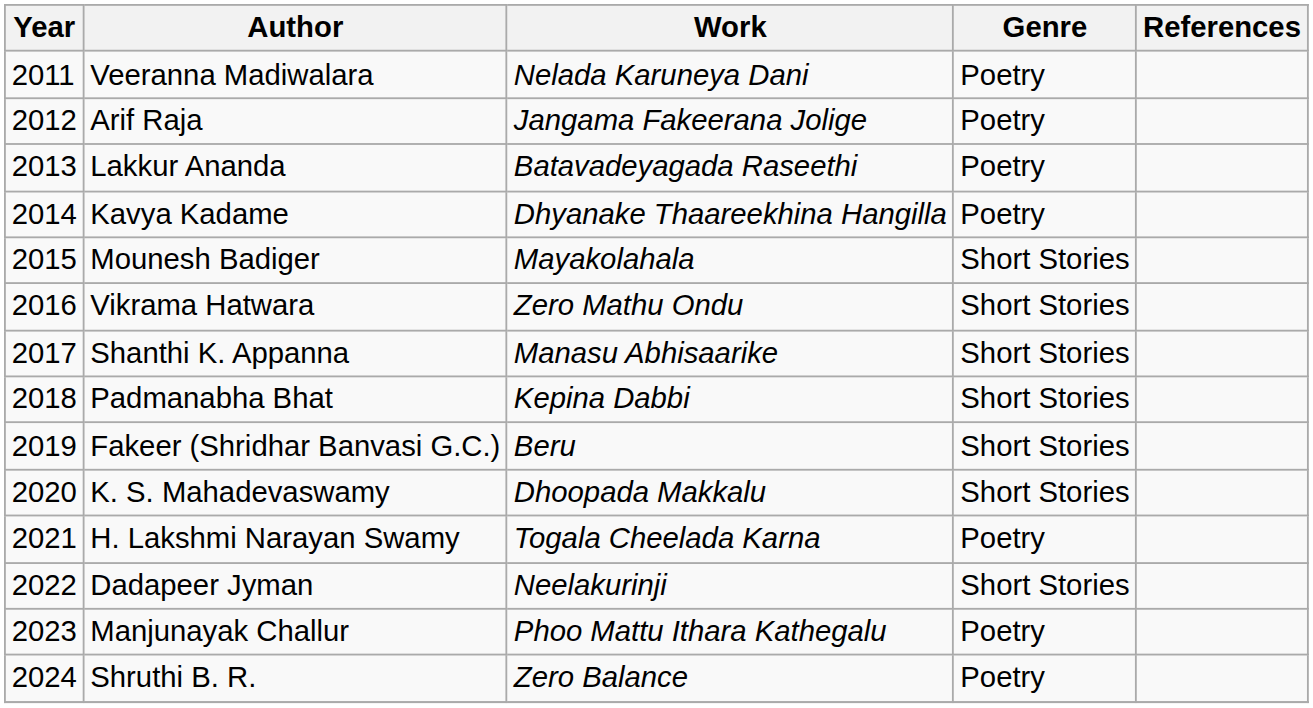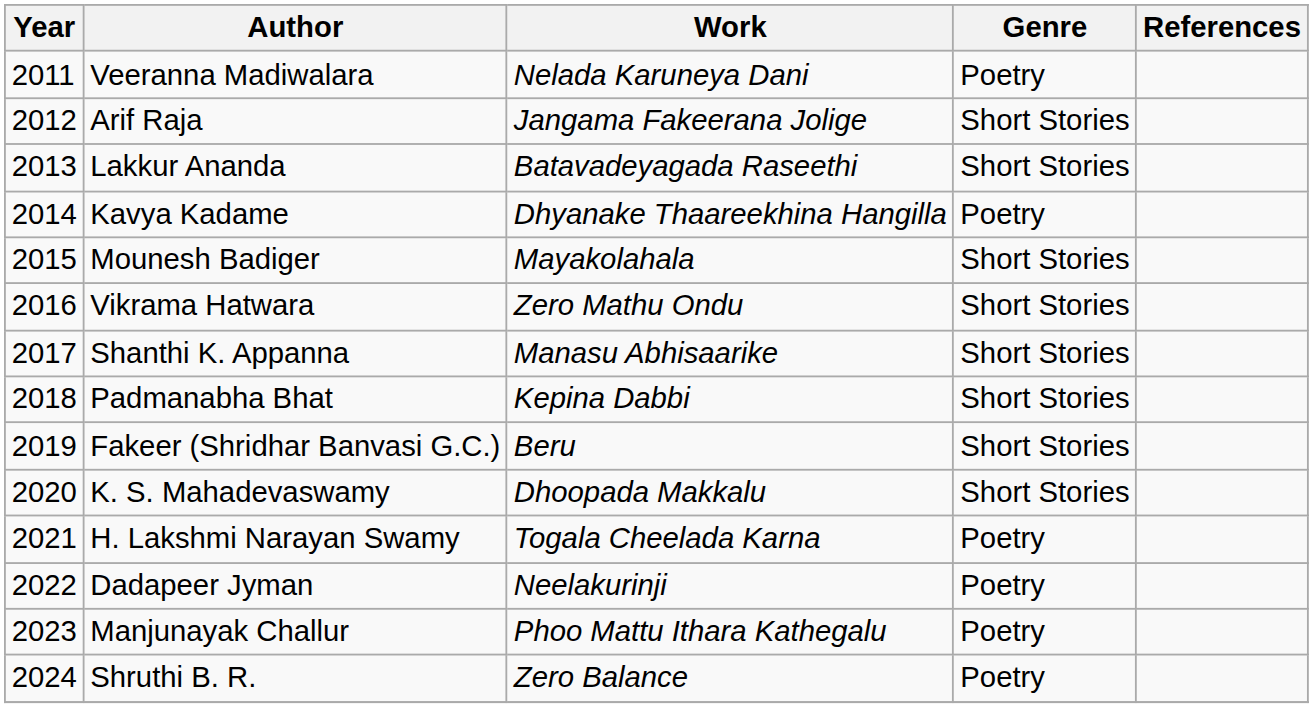(1003, 120) Poetry -> (1045, 120) Short Stories
(1003, 167) Poetry -> (1045, 167) Short Stories
(1045, 584) Short Stories -> (1003, 584) Poetry
